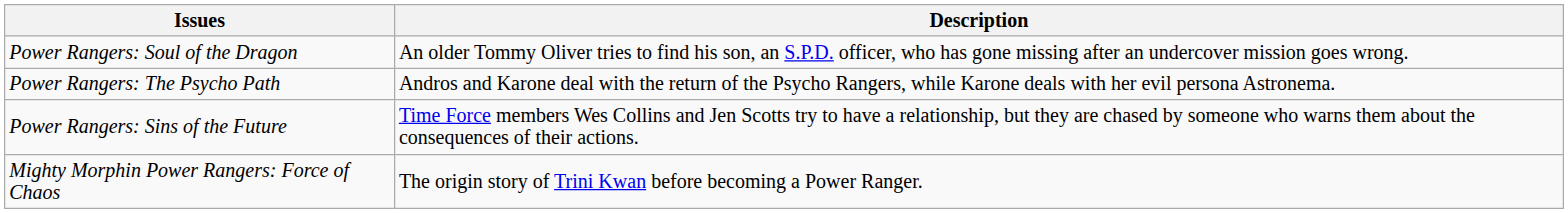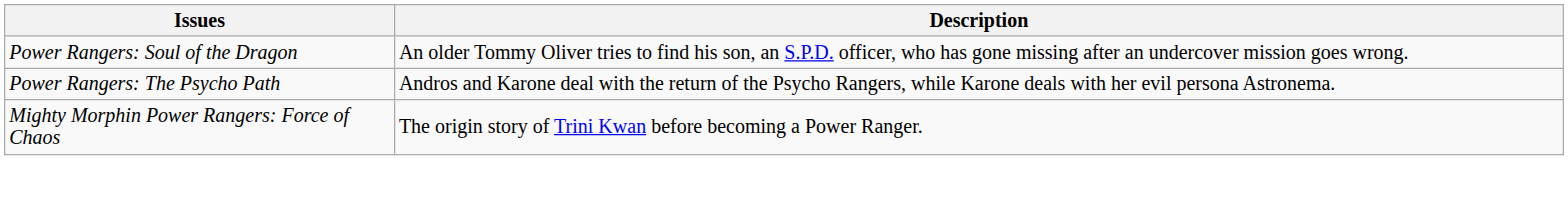- row: (148, 126)
